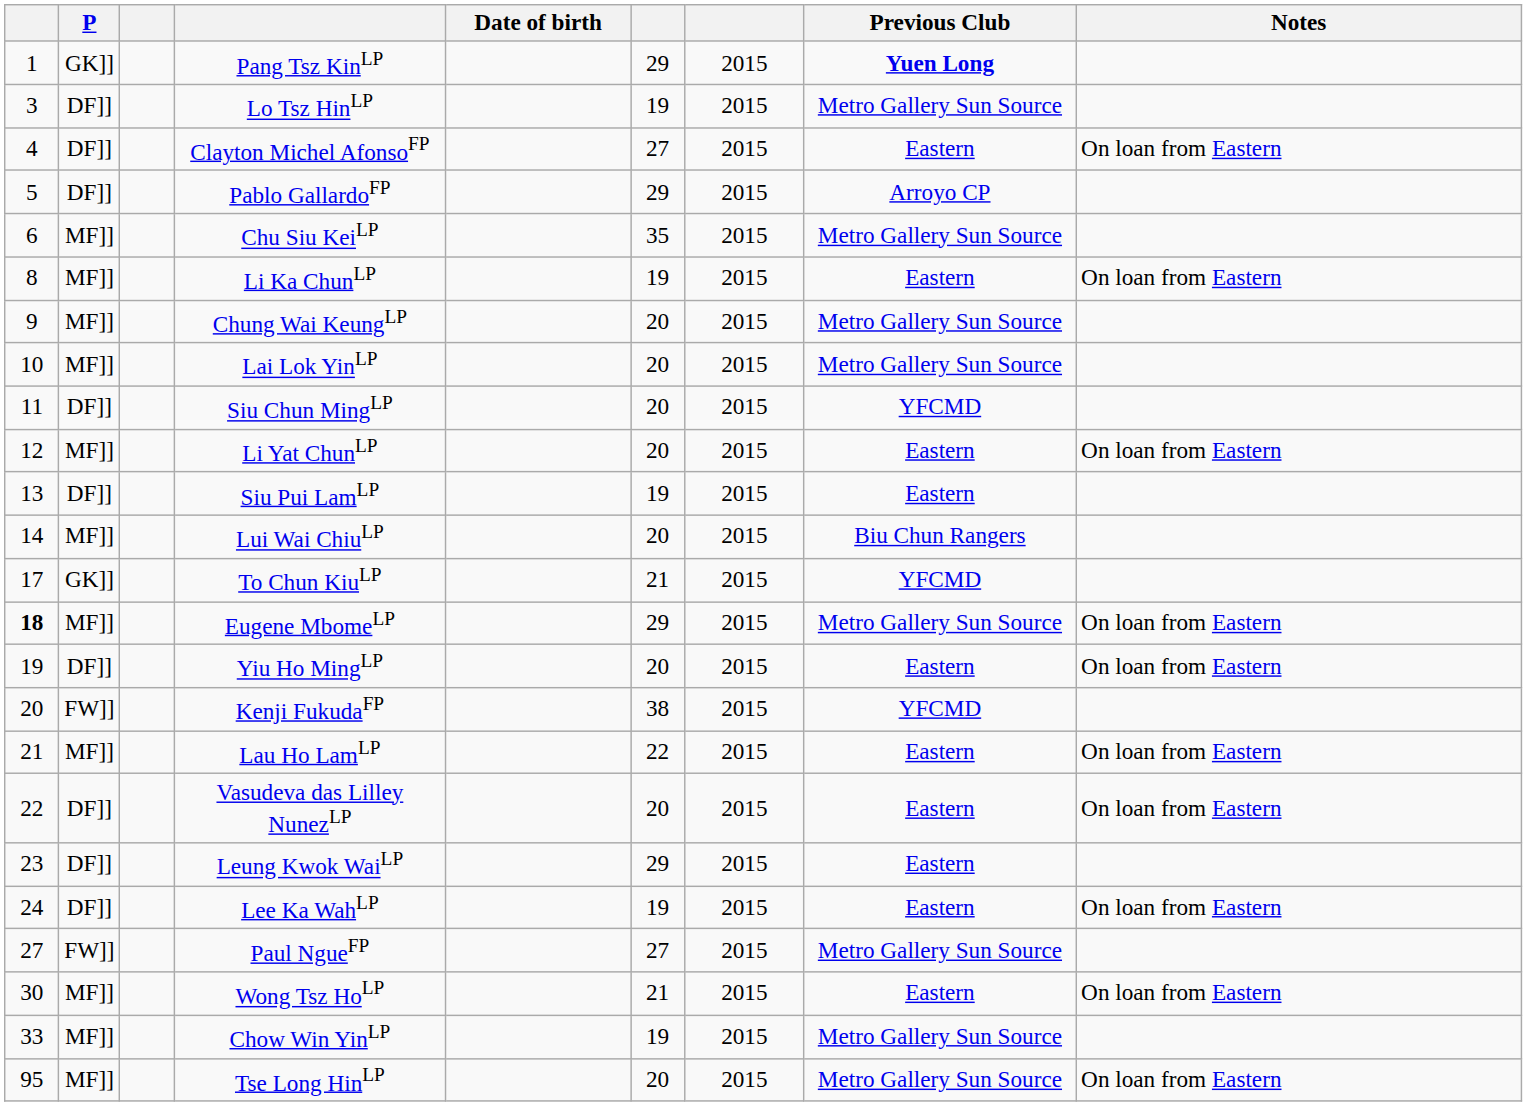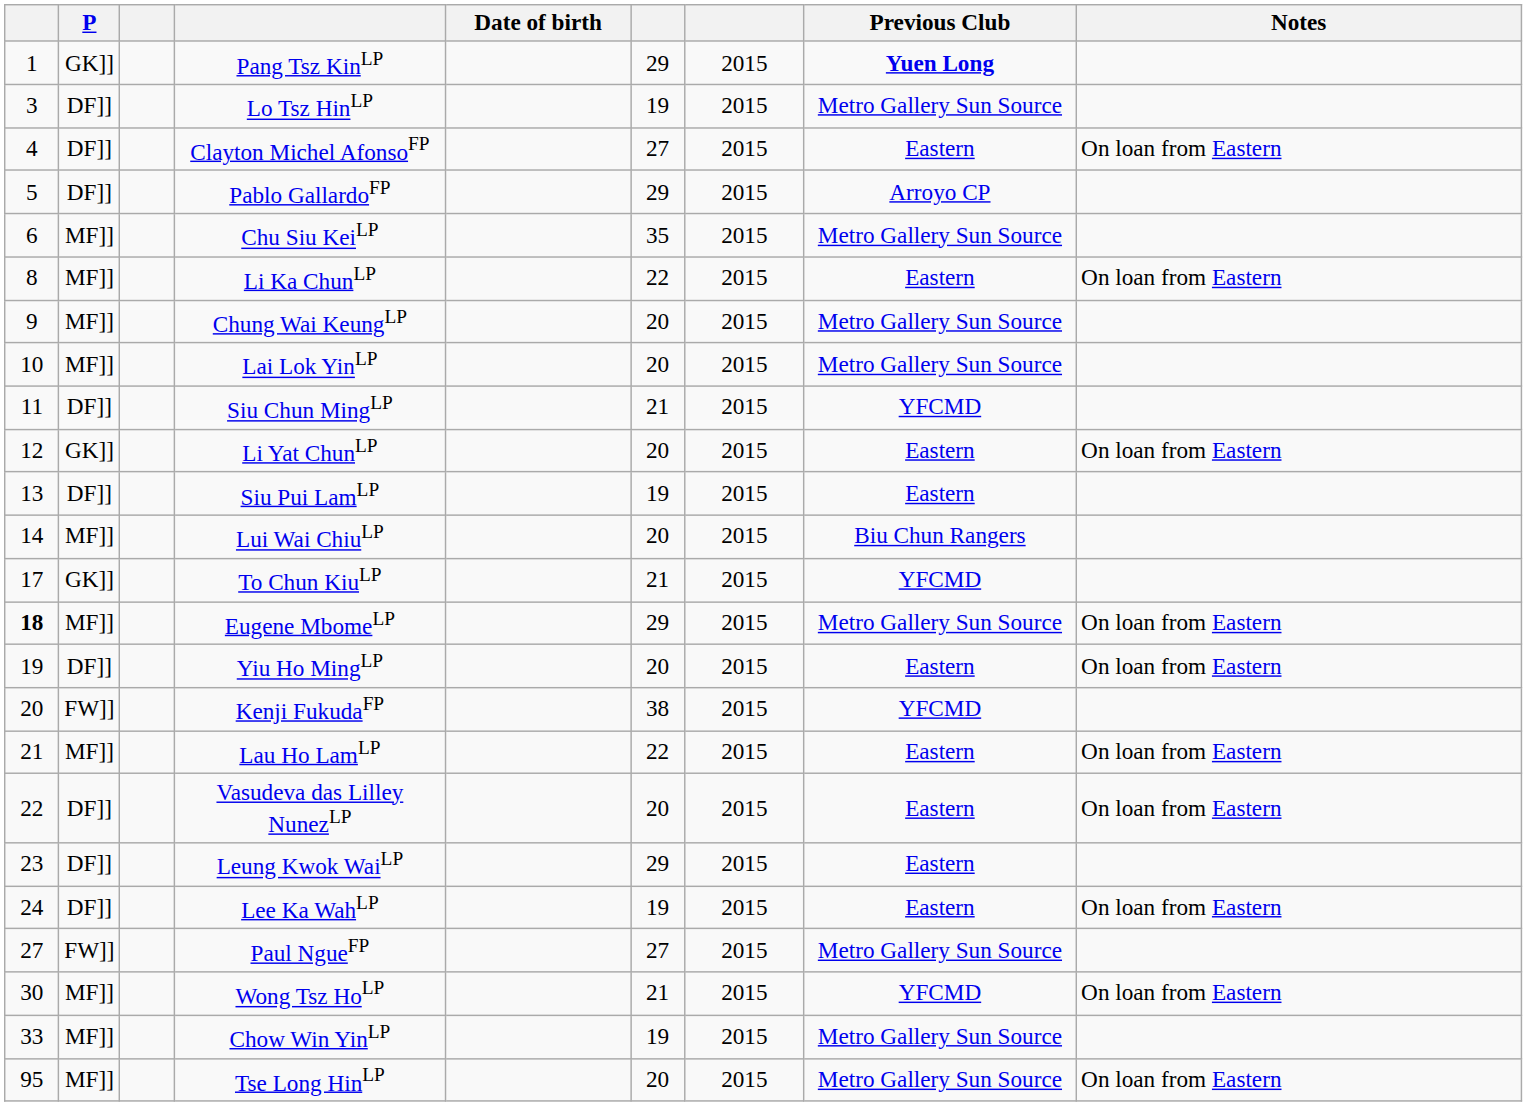(658, 278) 19 -> (658, 278) 22
(658, 407) 20 -> (658, 407) 21
(89, 450) MF]] -> (89, 450) GK]]
(940, 993) Eastern -> (940, 993) YFCMD
